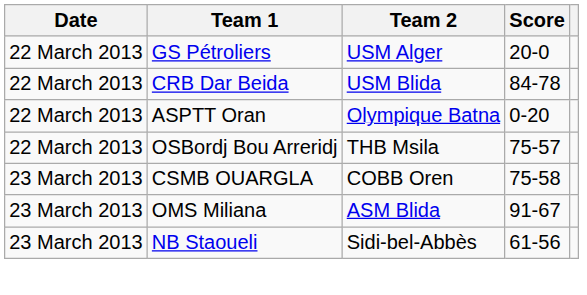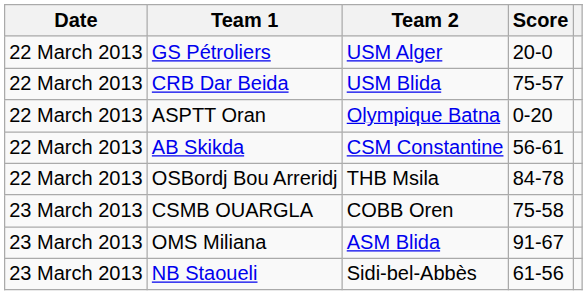(535, 83) 84-78 -> (538, 83) 75-57
+ row: (198, 147)
(535, 147) 75-57 -> (538, 178) 84-78
